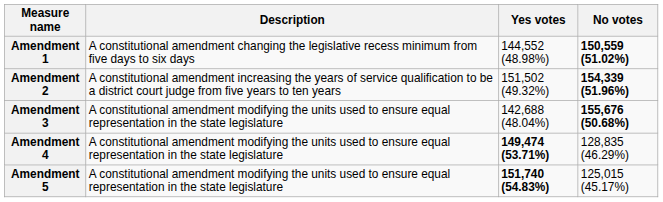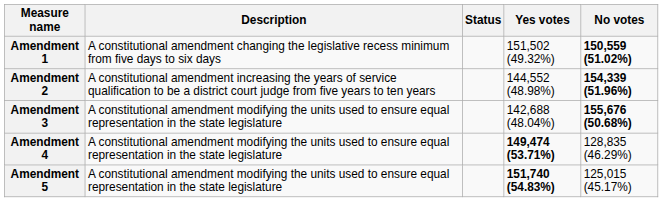+ column: (483, 20)
(525, 52) 144,552 (48.98%) -> (531, 52) 151,502 (49.32%)
(525, 84) 151,502 (49.32%) -> (531, 84) 144,552 (48.98%)
